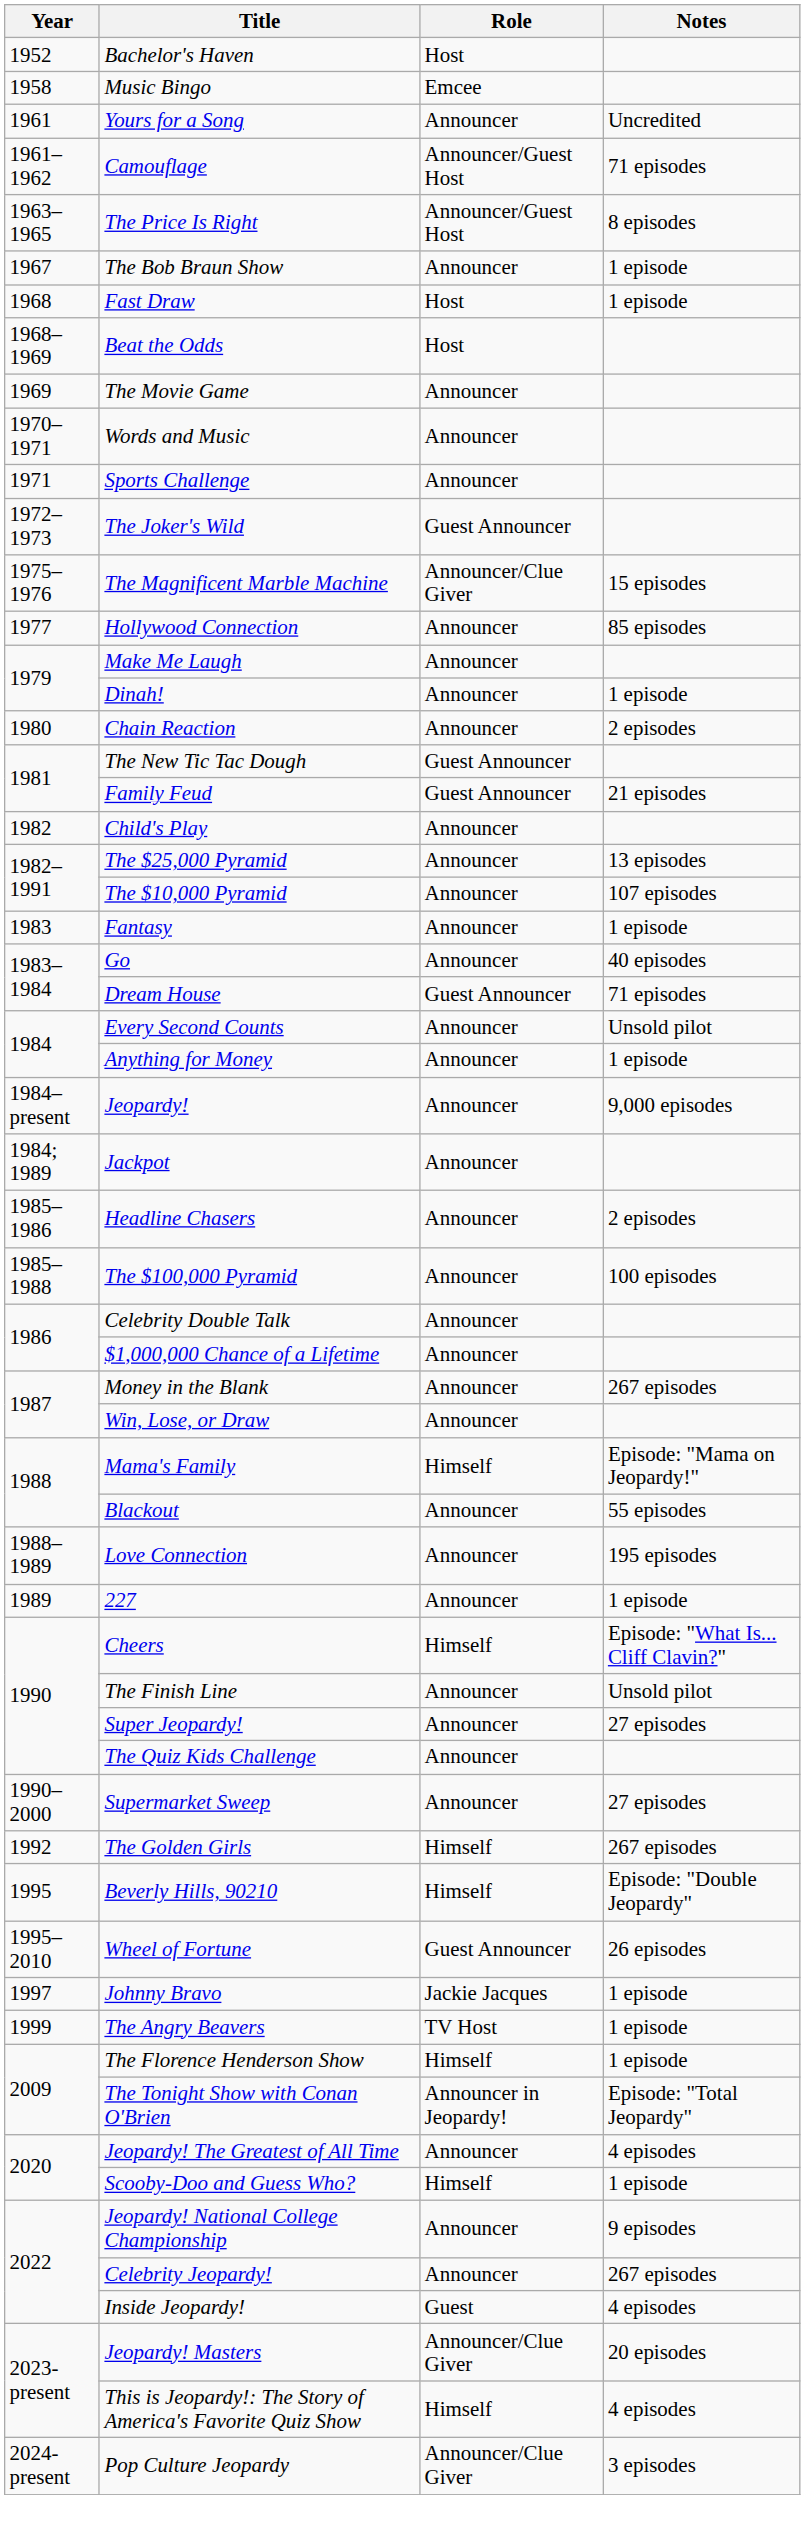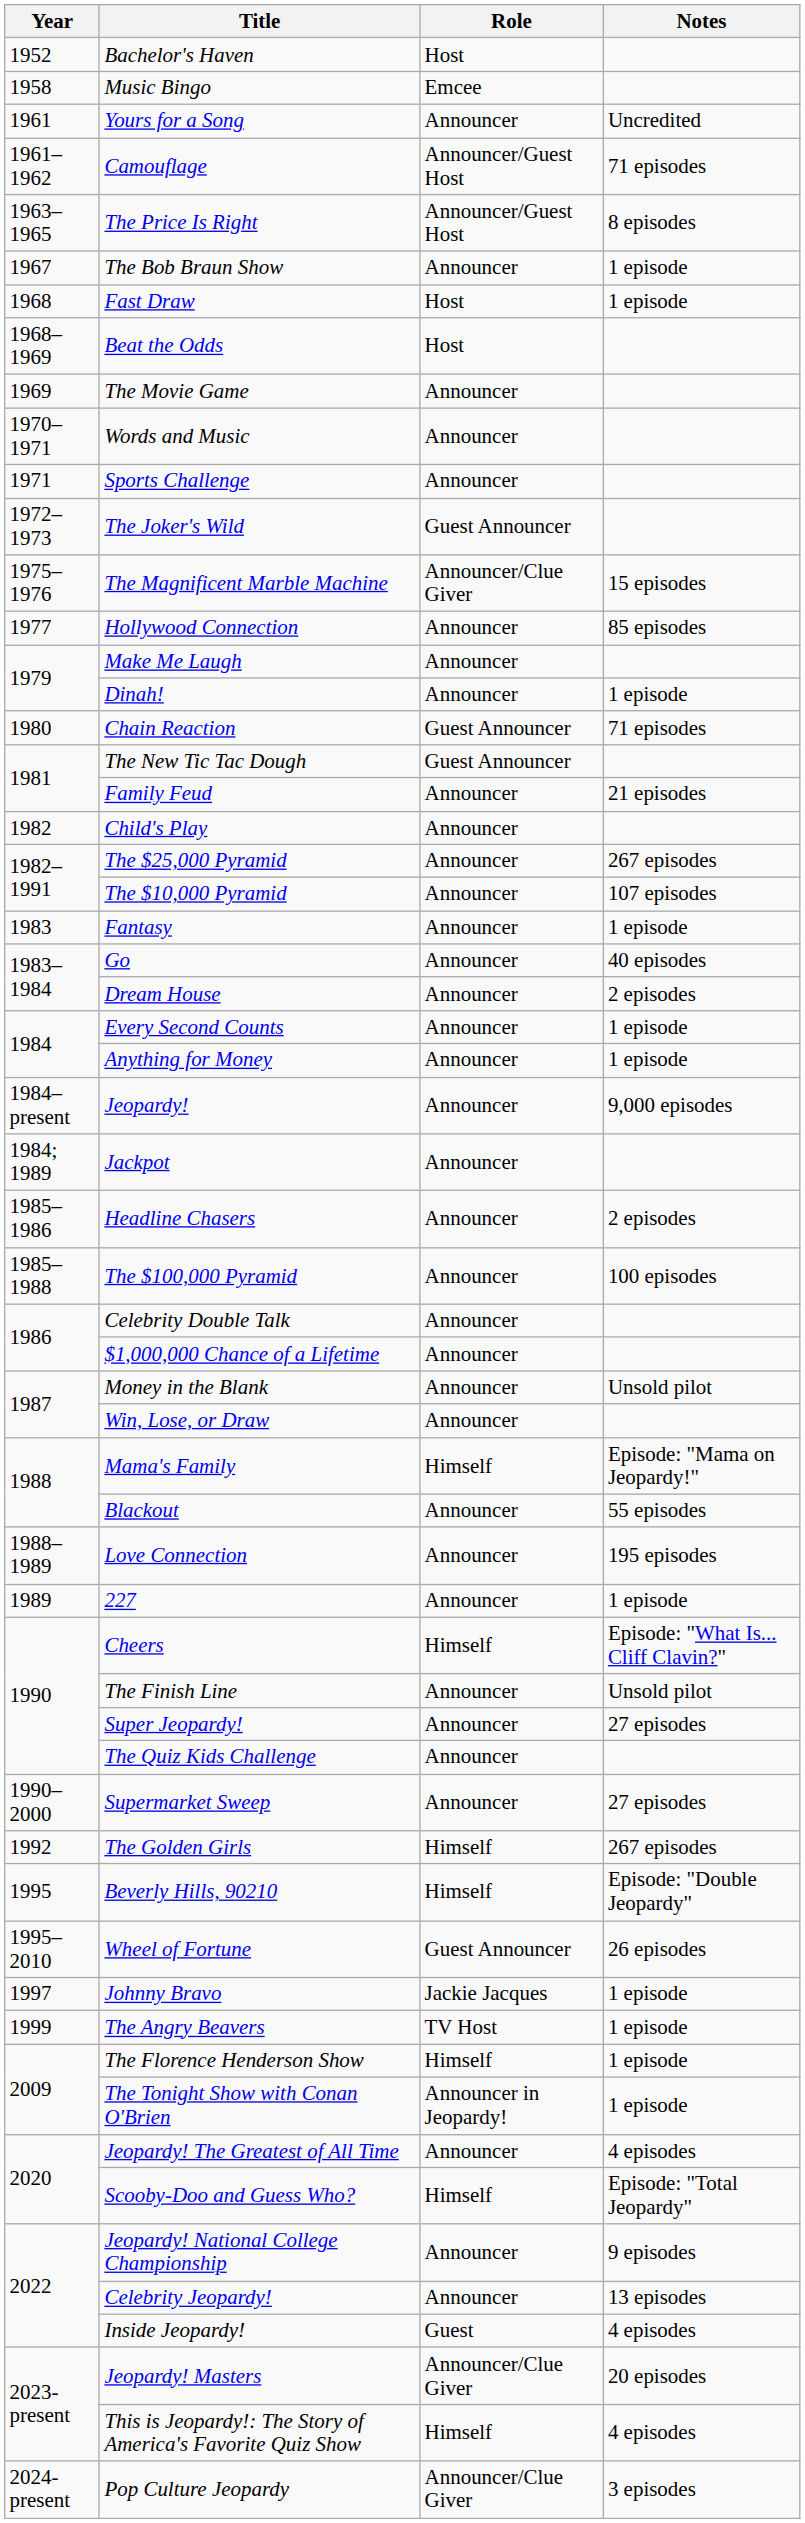(471, 727) Announcer -> (498, 727) Guest Announcer
(652, 727) 2 episodes -> (657, 727) 71 episodes
(498, 794) Guest Announcer -> (471, 794) Announcer
(657, 860) 13 episodes -> (662, 860) 267 episodes
(498, 993) Guest Announcer -> (471, 993) Announcer
(657, 993) 71 episodes -> (652, 993) 2 episodes
(660, 1026) Unsold pilot -> (648, 1026) 1 episode
(662, 1387) 267 episodes -> (660, 1387) Unsold pilot
(673, 2105) Episode: "Total Jeopardy" -> (648, 2105) 1 episode
(648, 2183) 1 episode -> (673, 2195) Episode: "Total Jeopardy"
(662, 2273) 267 episodes -> (657, 2297) 13 episodes
